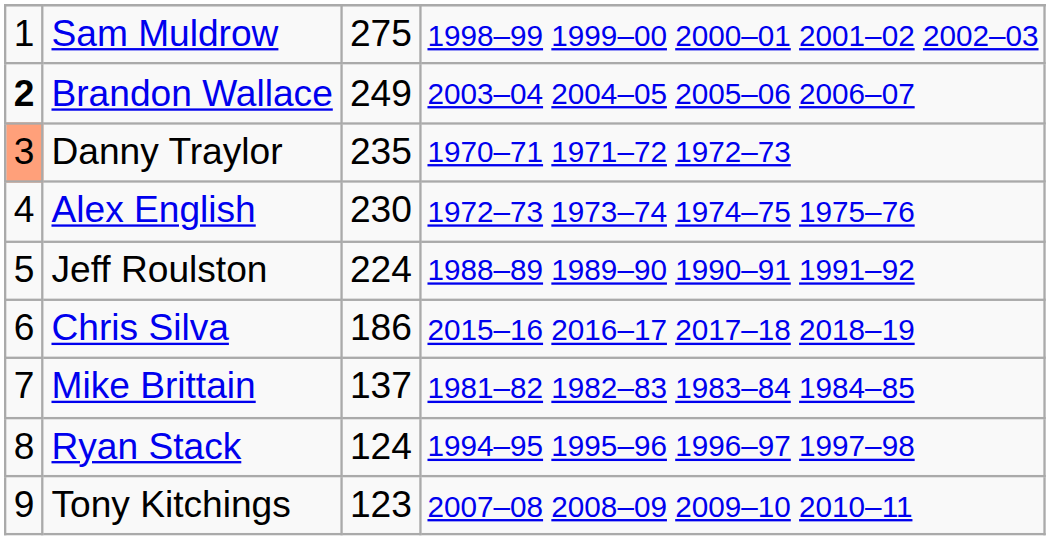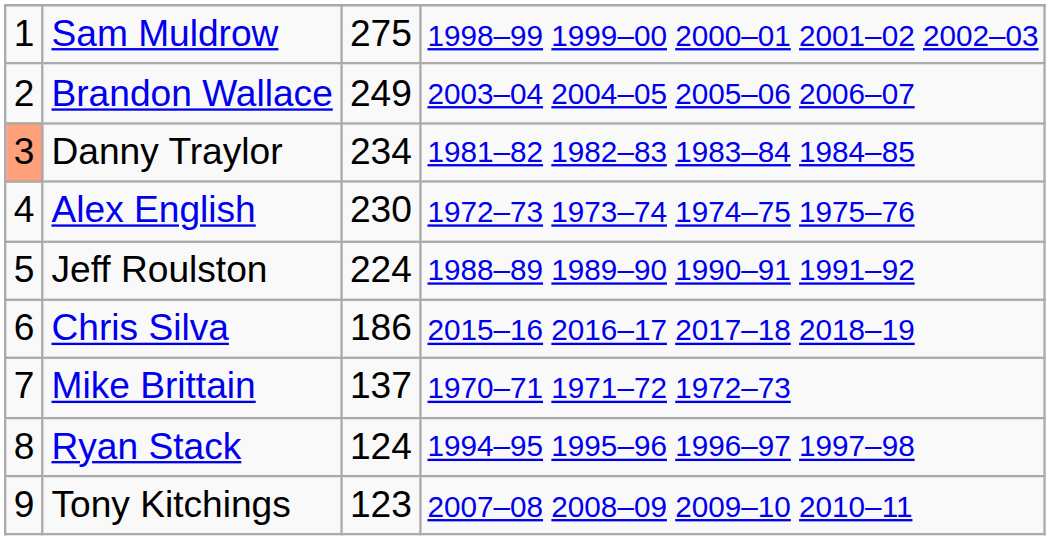(24, 92) bold -> (24, 92) normal
(381, 151) 235 -> (381, 151) 234
(609, 152) 1970–71 1971–72 1972–73 -> (671, 152) 1981–82 1982–83 1983–84 1984–85
(671, 388) 1981–82 1982–83 1983–84 1984–85 -> (609, 388) 1970–71 1971–72 1972–73
